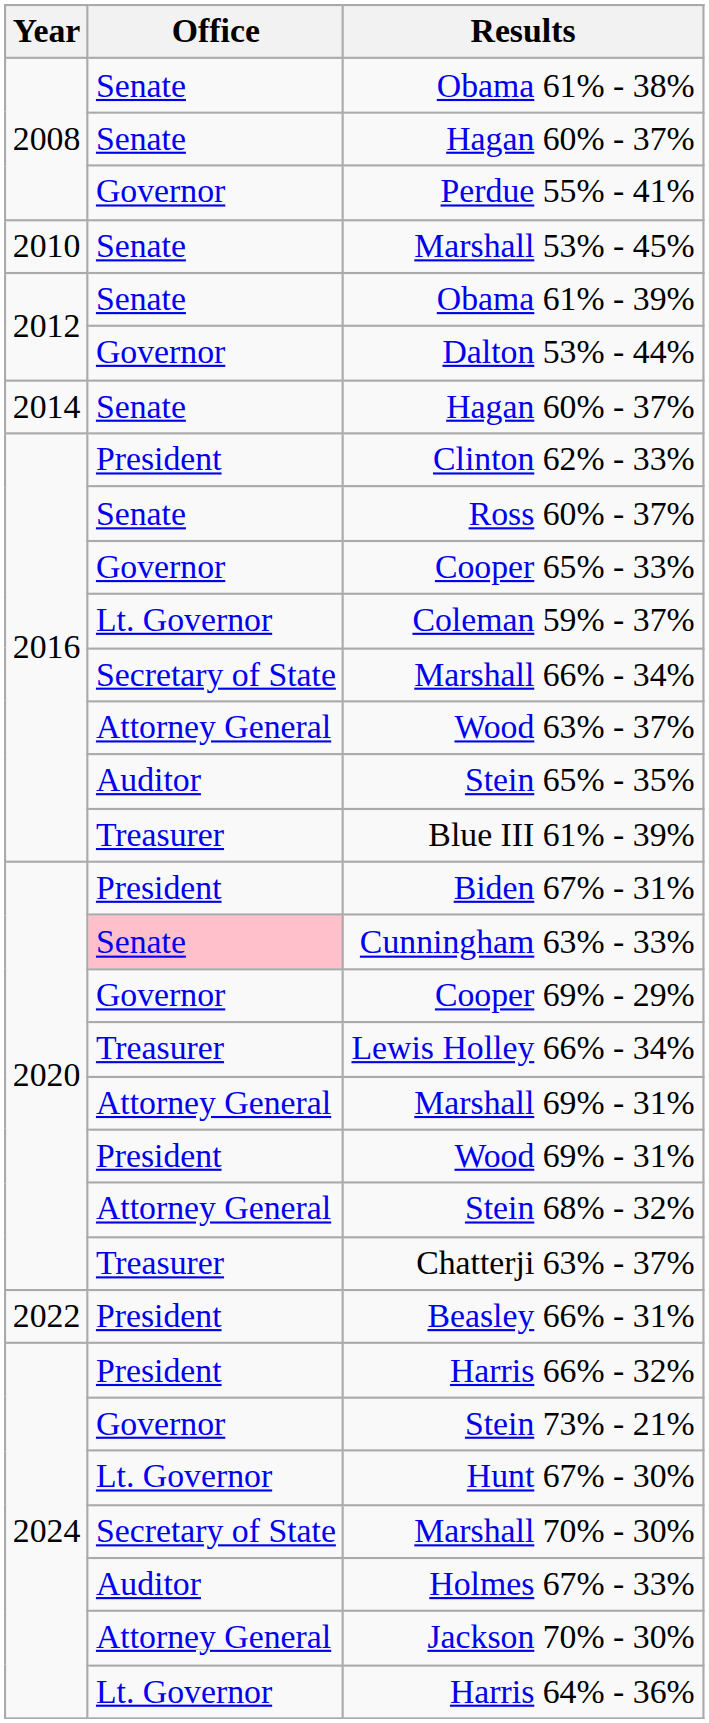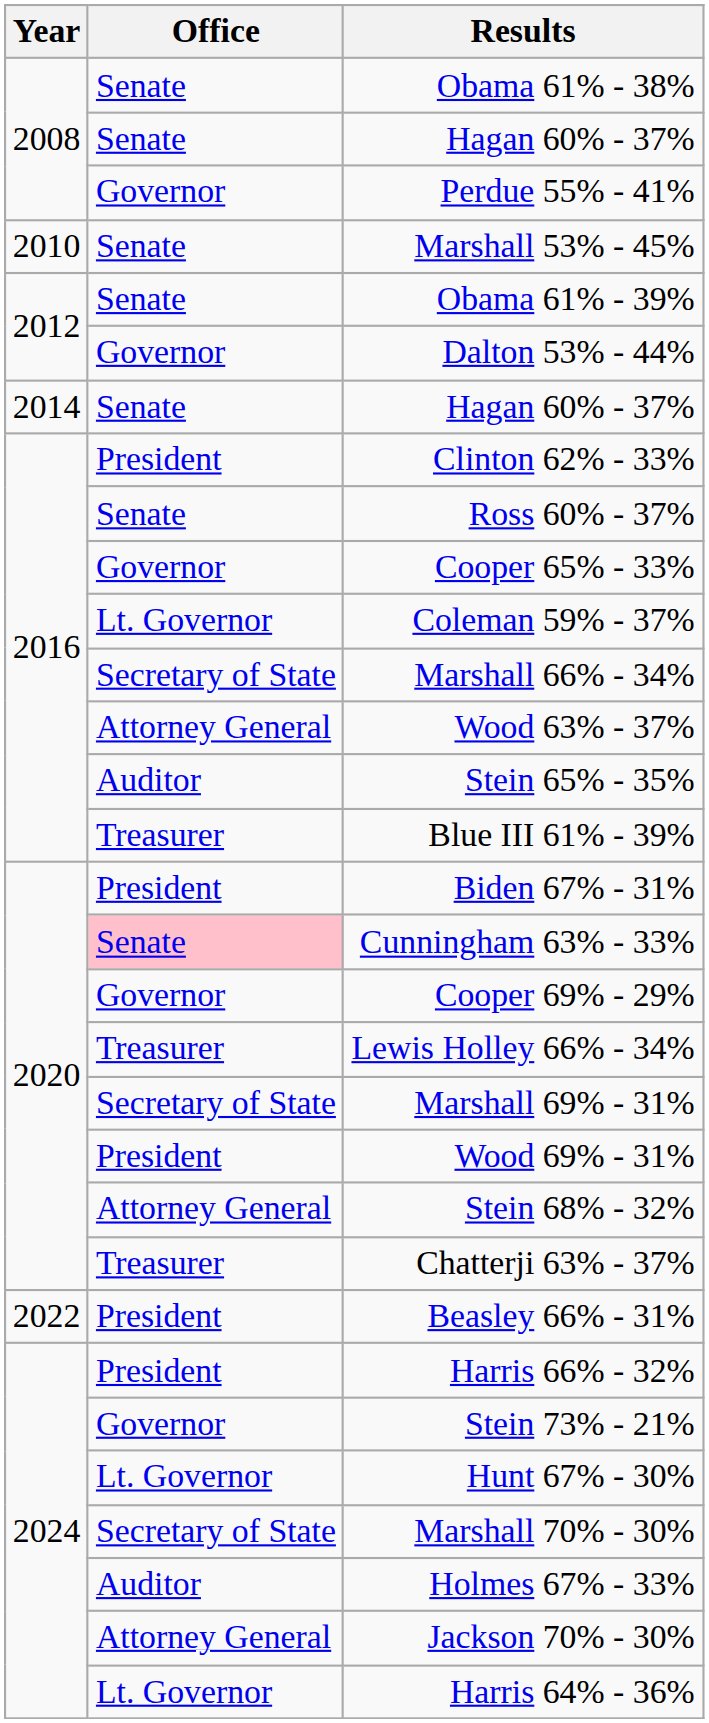(214, 1102) Attorney General -> (216, 1102) Secretary of State
